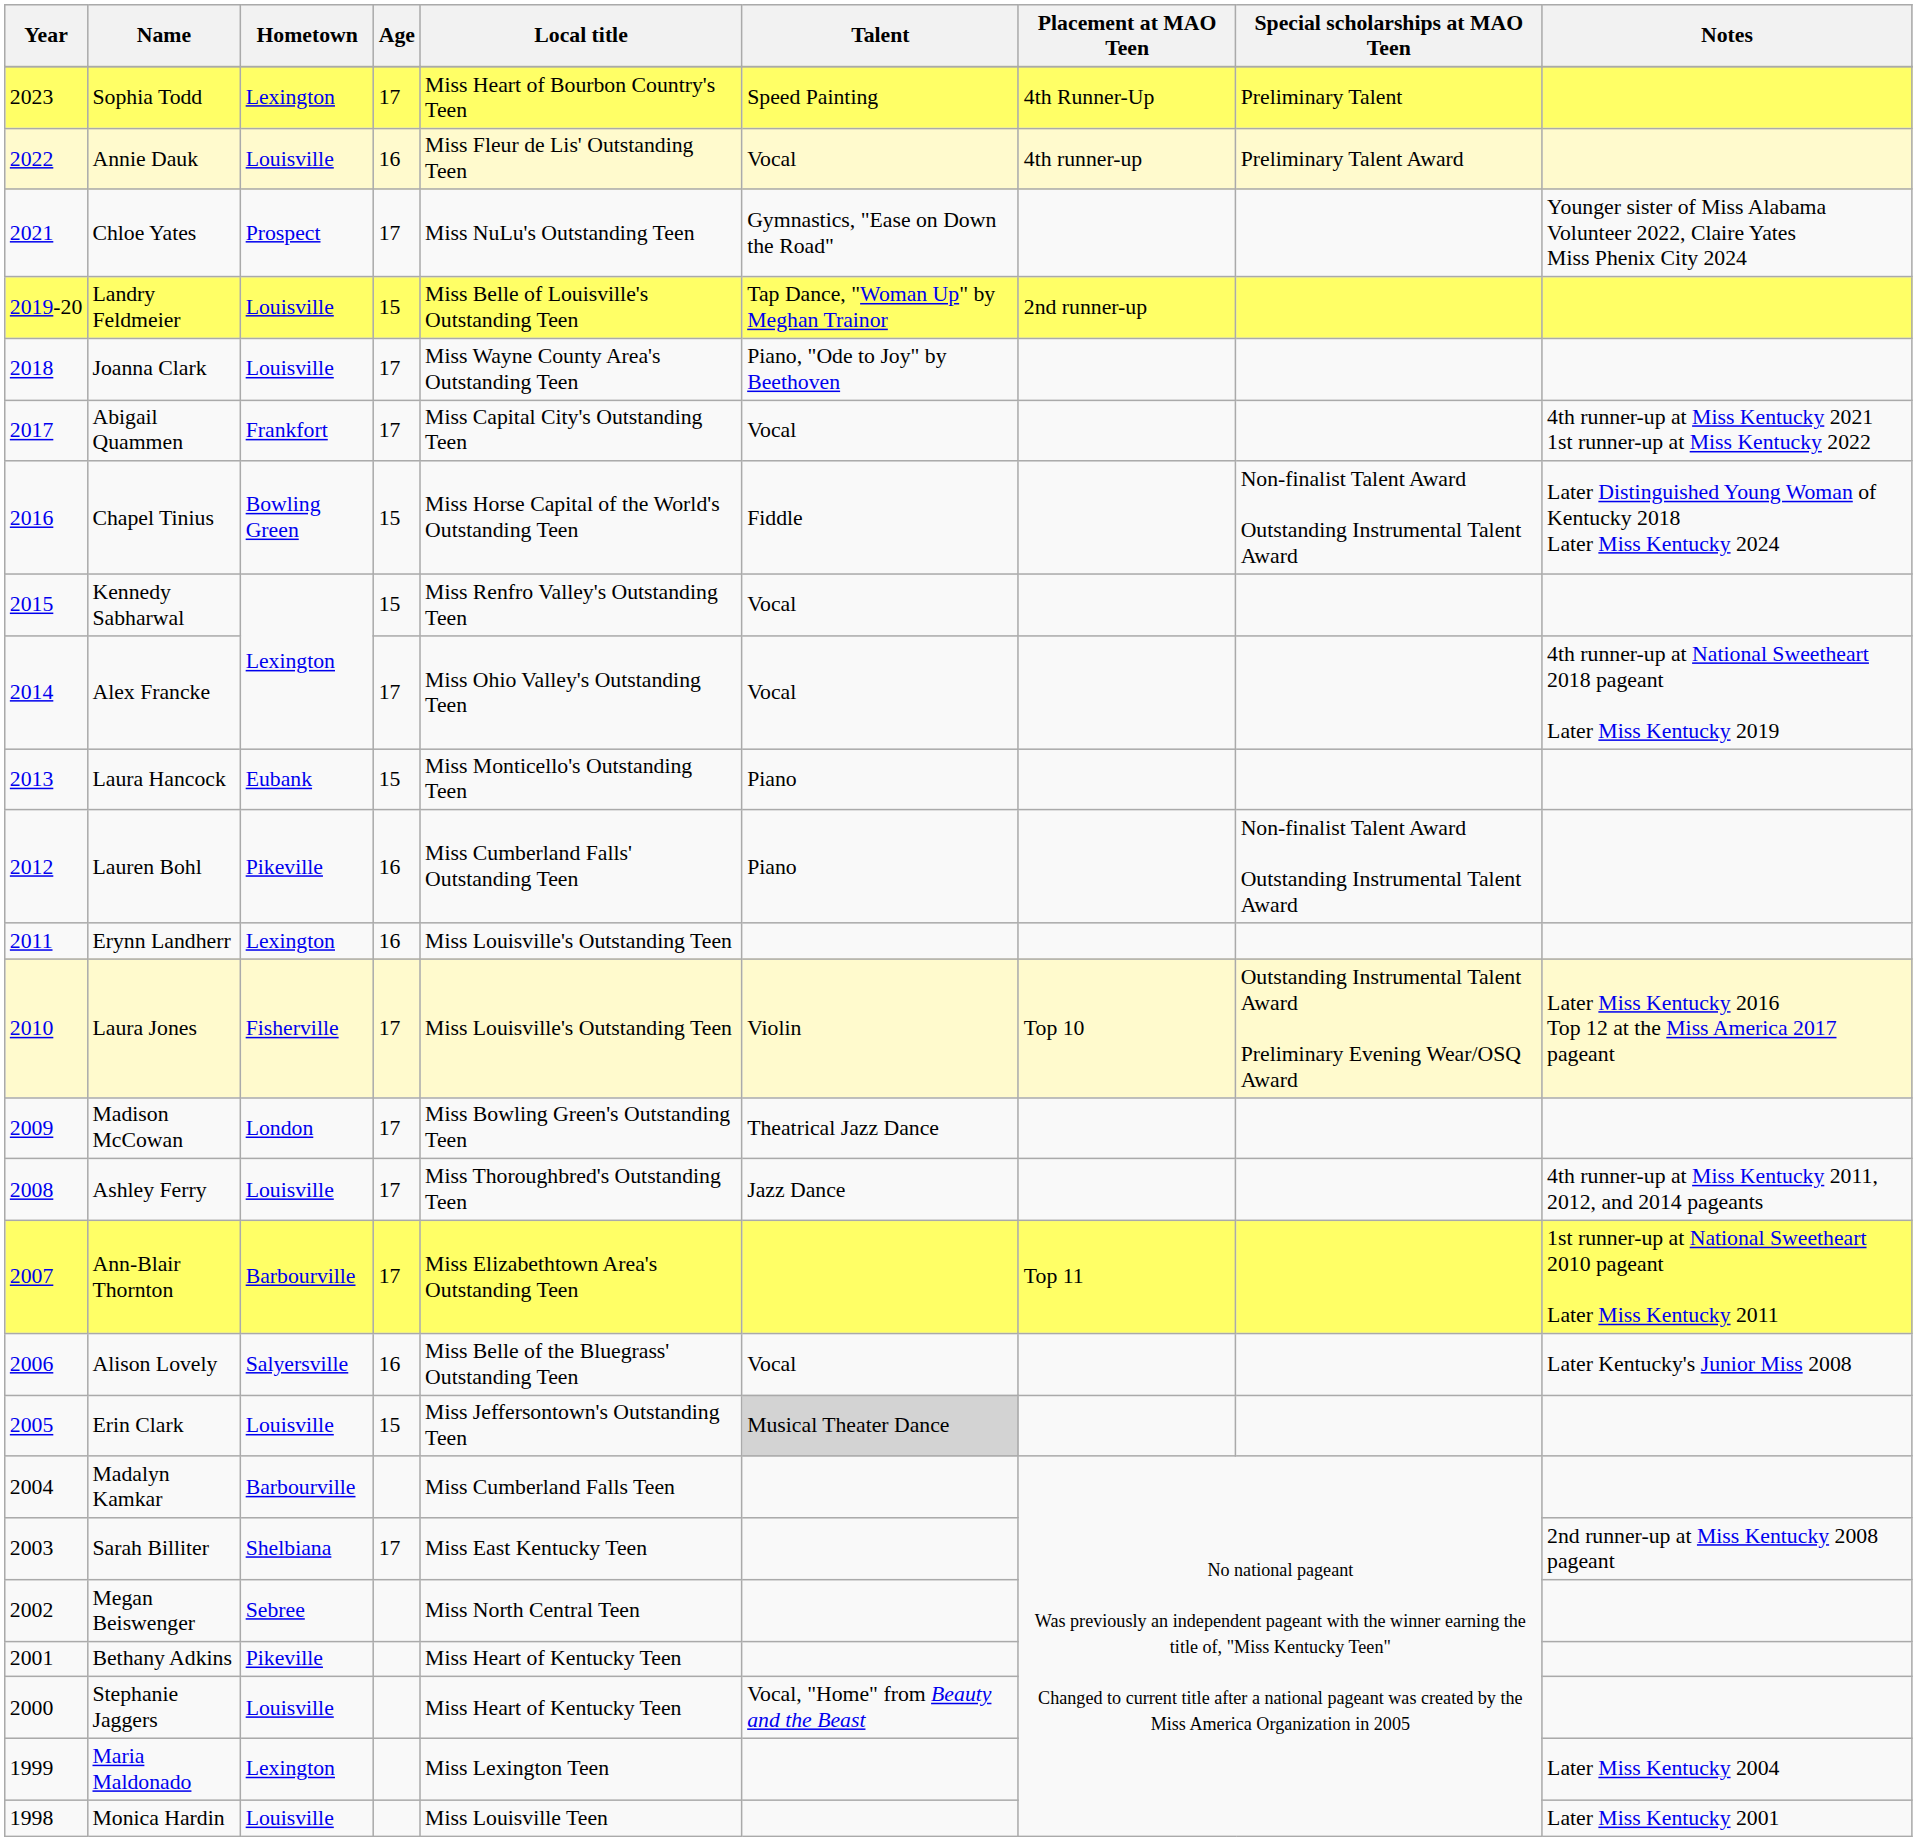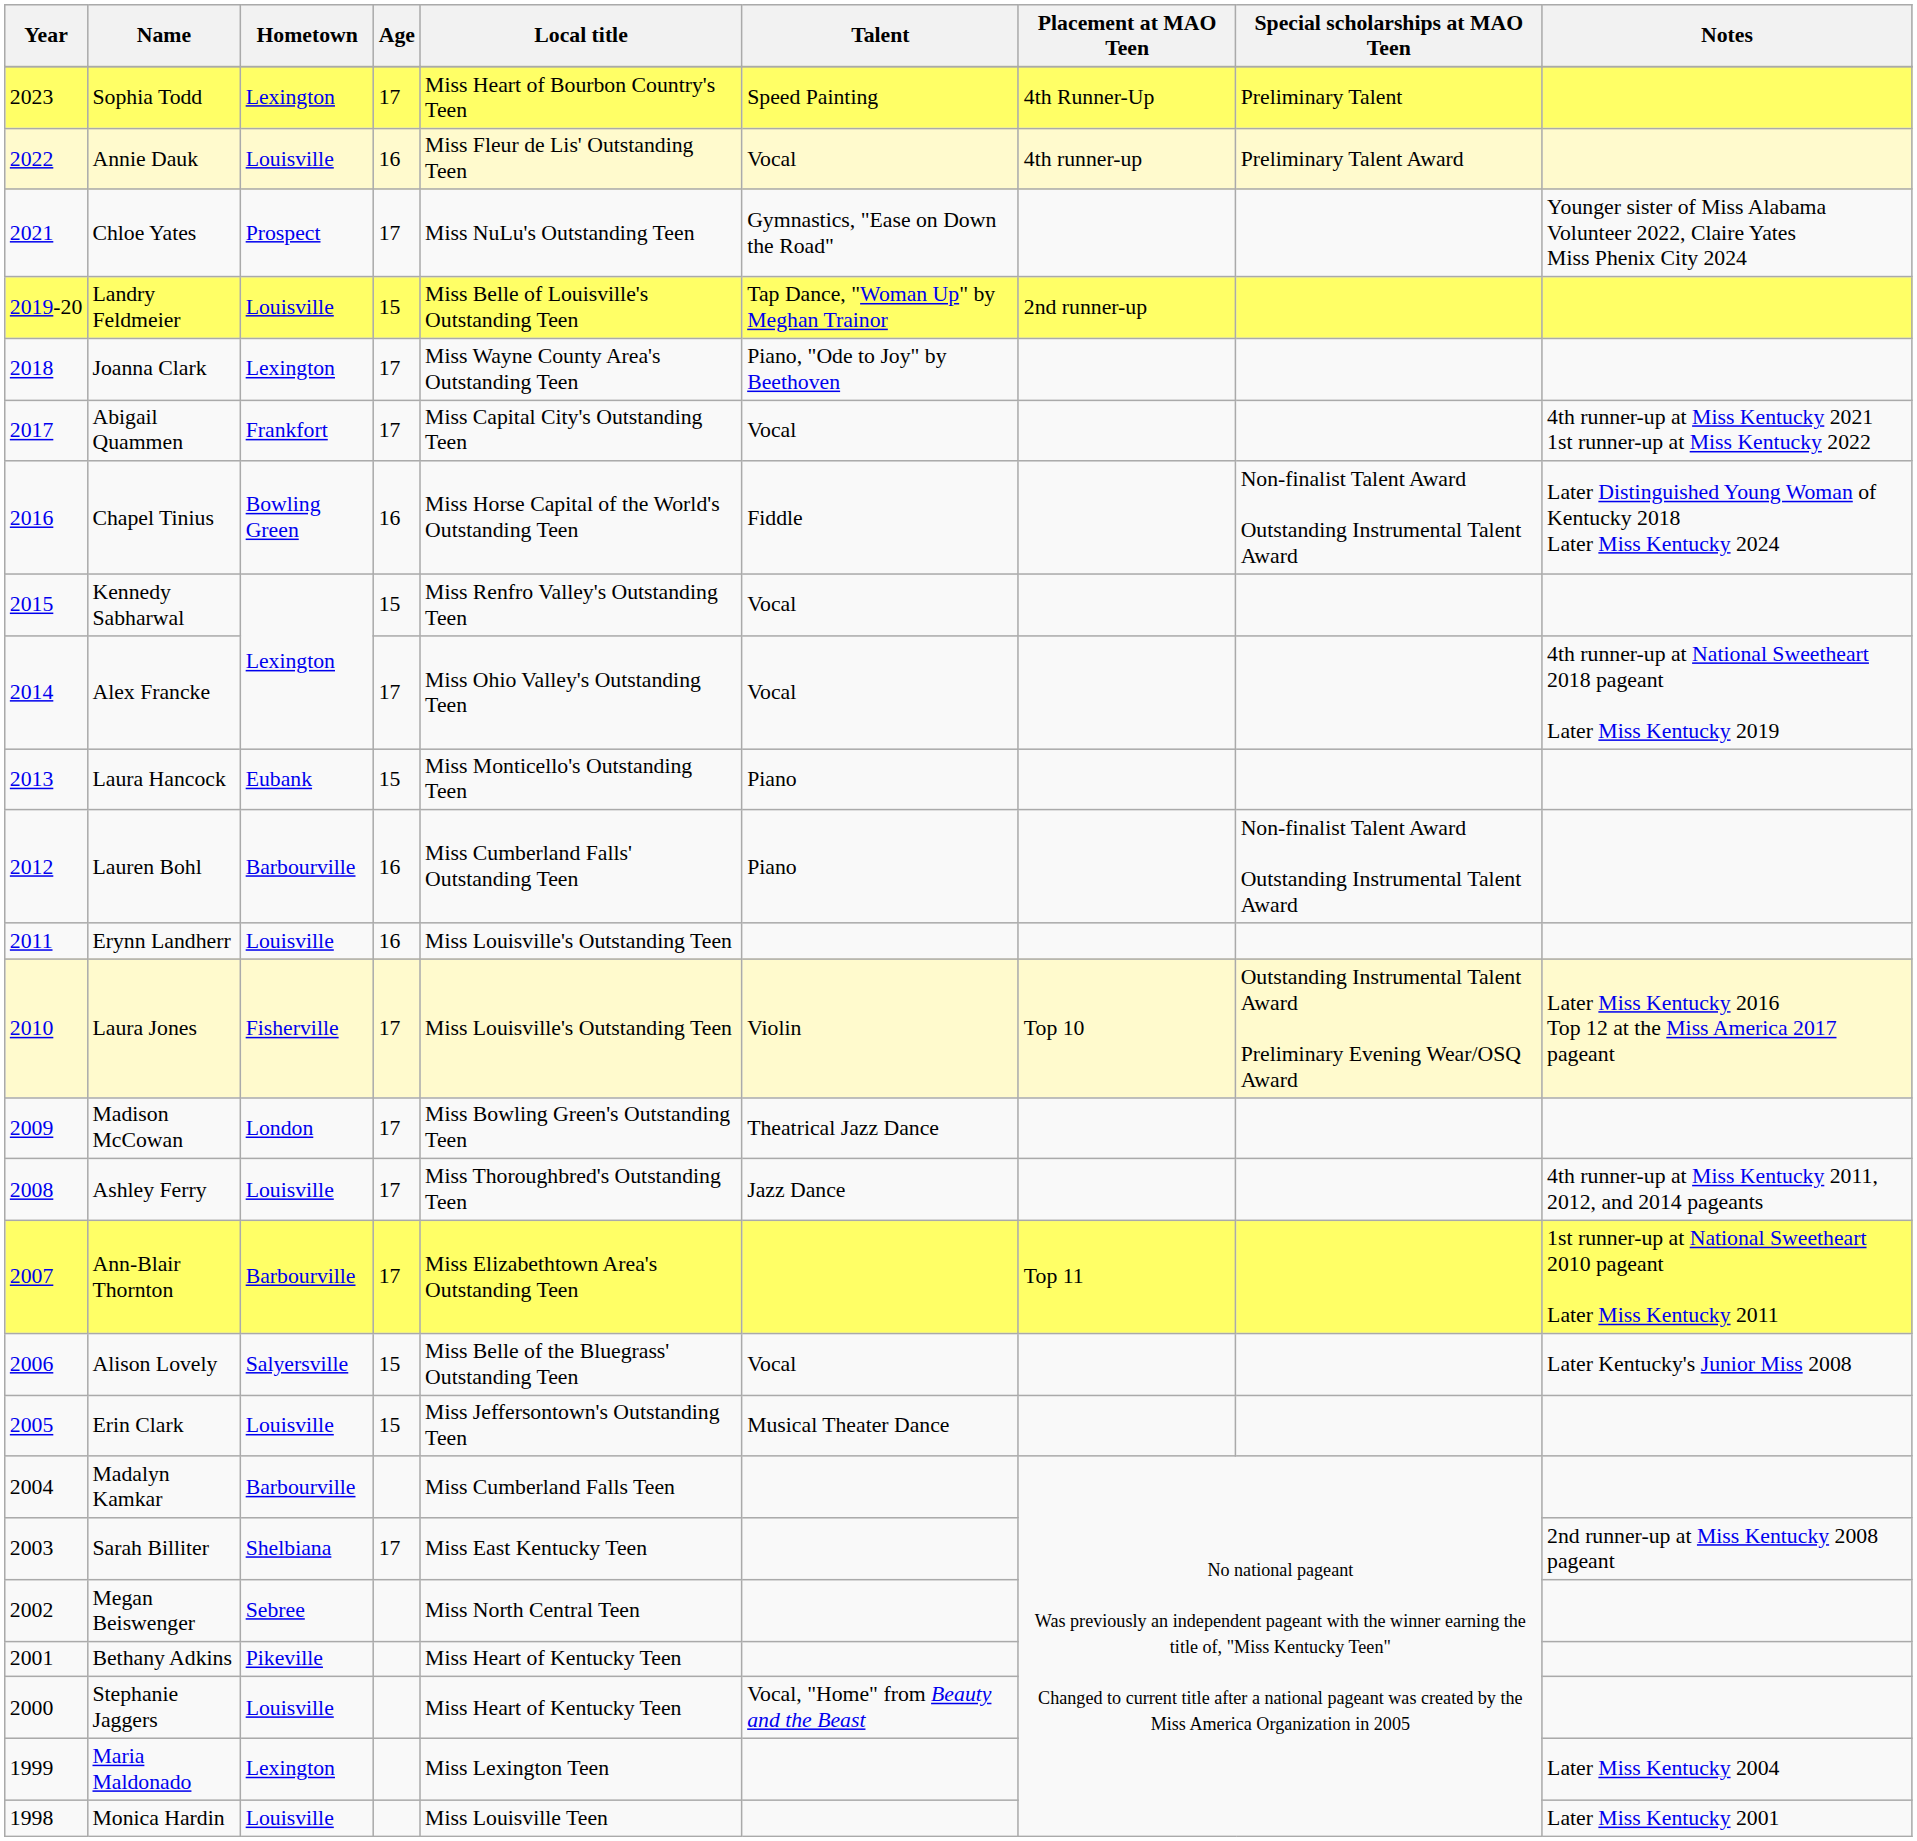(290, 368) Louisville -> (290, 368) Lexington
(390, 517) 15 -> (390, 517) 16
(284, 866) Pikeville -> (301, 866) Barbourville
(290, 940) Lexington -> (290, 940) Louisville
(390, 1364) 16 -> (390, 1364) 15
(848, 1425) lightgrey background -> (848, 1425) no background
